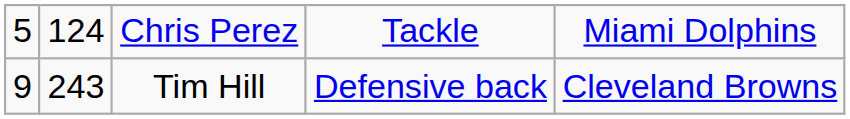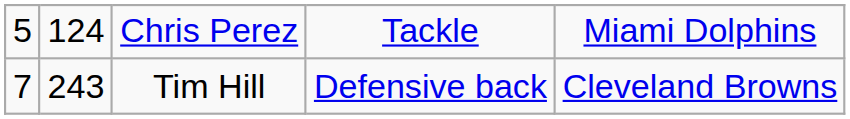(22, 85) 9 -> (22, 85) 7
